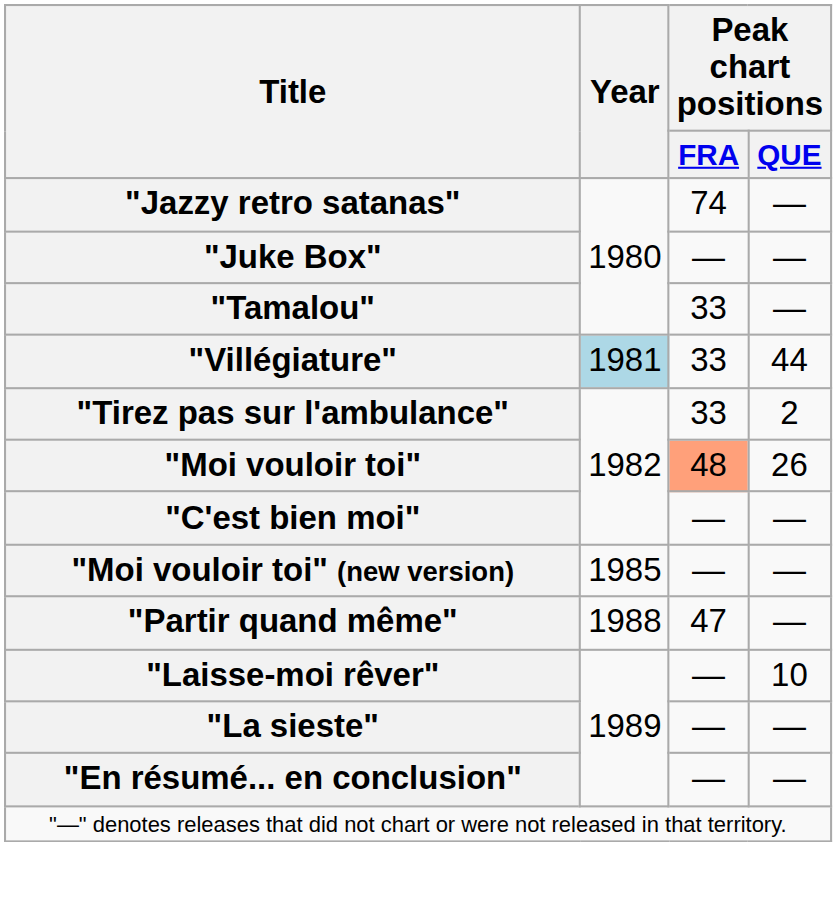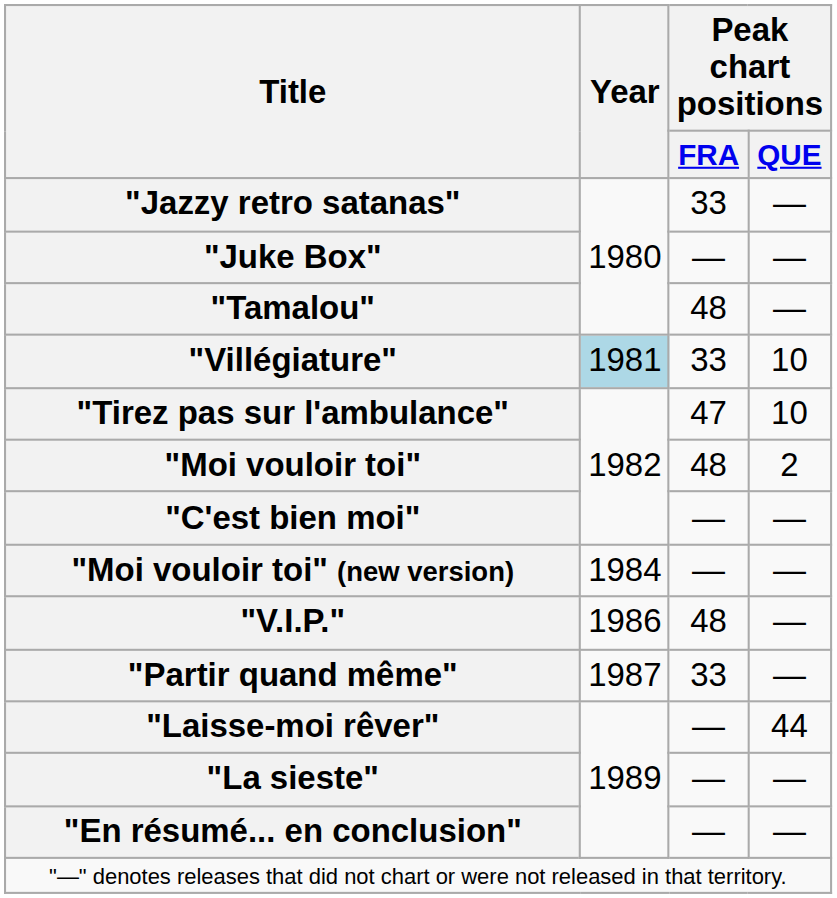(709, 203) 74 -> (709, 203) 33
(709, 308) 33 -> (709, 308) 48
(789, 360) 44 -> (789, 360) 10
(709, 413) 33 -> (709, 413) 47
(789, 413) 2 -> (789, 413) 10
(709, 465) lightsalmon background -> (709, 465) no background
(789, 465) 26 -> (789, 465) 2
(625, 569) 1985 -> (625, 569) 1984
+ row: (293, 622)
(625, 622) 1988 -> (625, 674) 1987
(709, 622) 47 -> (709, 674) 33
(789, 674) 10 -> (789, 726) 44
